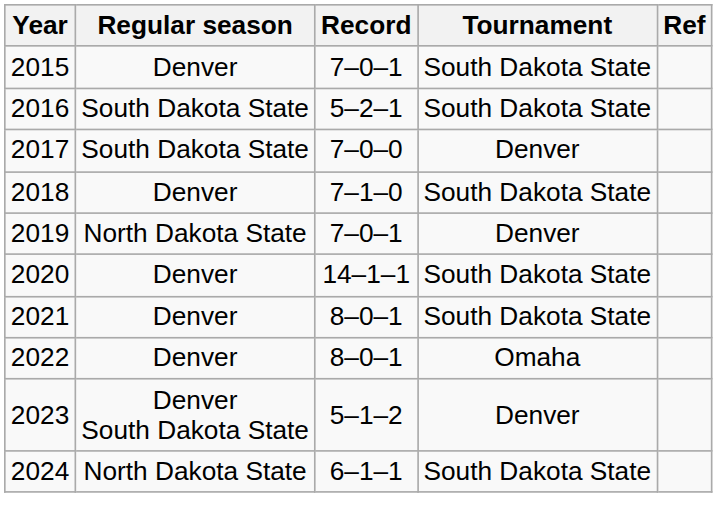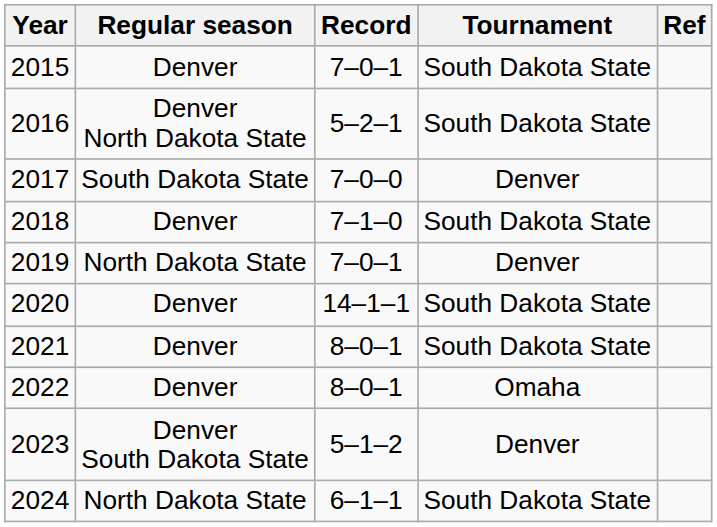(195, 108) South Dakota State -> (195, 123) Denver North Dakota State
